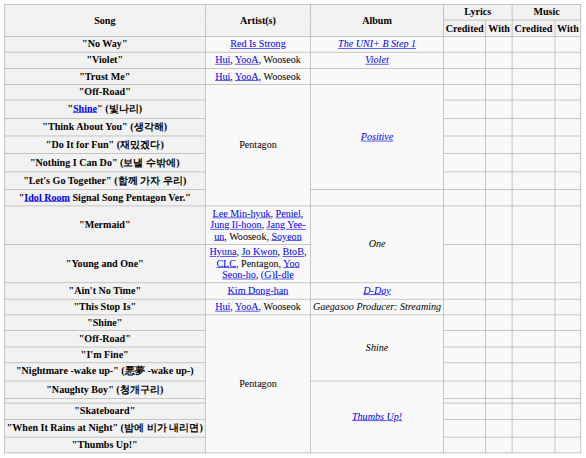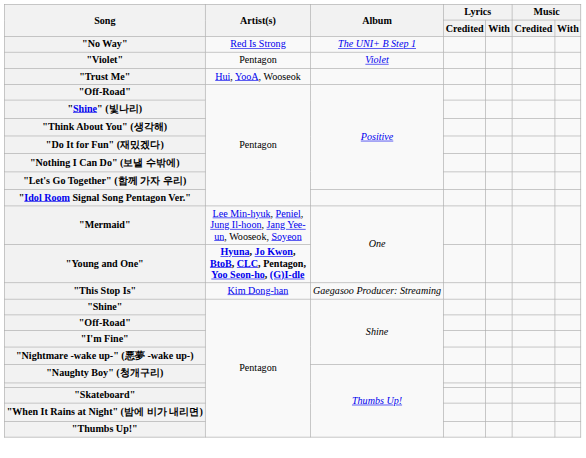(258, 60) Hui, YooA, Wooseok -> (258, 60) Pentagon
(258, 263) normal -> (258, 263) bold
- row: (105, 291)
(258, 307) Hui, YooA, Wooseok -> (258, 291) Kim Dong-han
